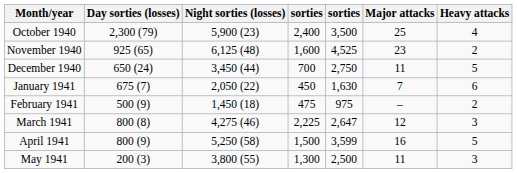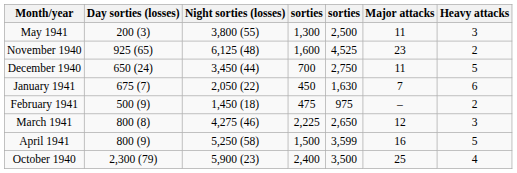rows swapped: (44, 31) <-> (44, 159)
(344, 123) 2,647 -> (344, 123) 2,650
